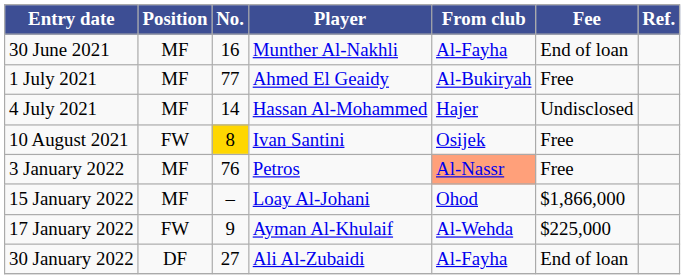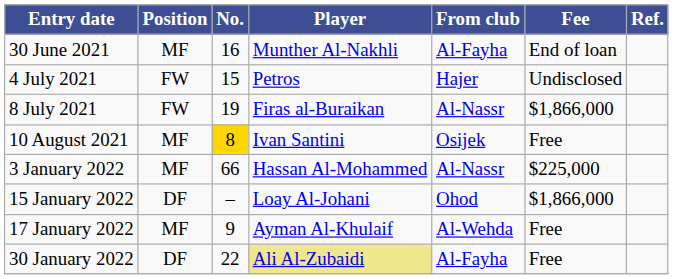- row: (53, 79)
(175, 109) MF -> (175, 79) FW
(230, 109) 14 -> (230, 79) 15
(340, 109) Hassan Al-Mohammed -> (276, 79) Petros
+ row: (53, 109)
(175, 139) FW -> (175, 139) MF
(230, 169) 76 -> (230, 169) 66
(276, 169) Petros -> (340, 169) Hassan Al-Mohammed
(470, 169) lightsalmon background -> (470, 169) no background
(557, 169) Free -> (564, 169) $225,000
(175, 199) MF -> (175, 199) DF
(175, 229) FW -> (175, 229) MF
(576, 229) $225,000 -> (546, 229) Free
(230, 259) 27 -> (230, 259) 22
(309, 259) no background -> (309, 259) khaki background
(584, 259) End of loan -> (546, 259) Free
